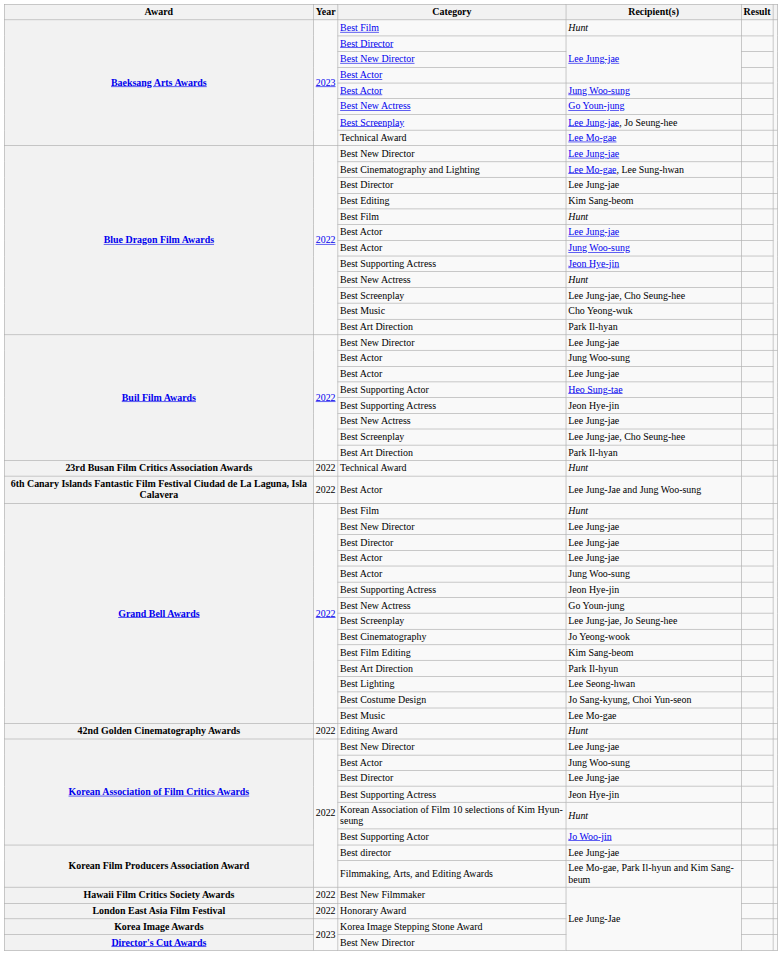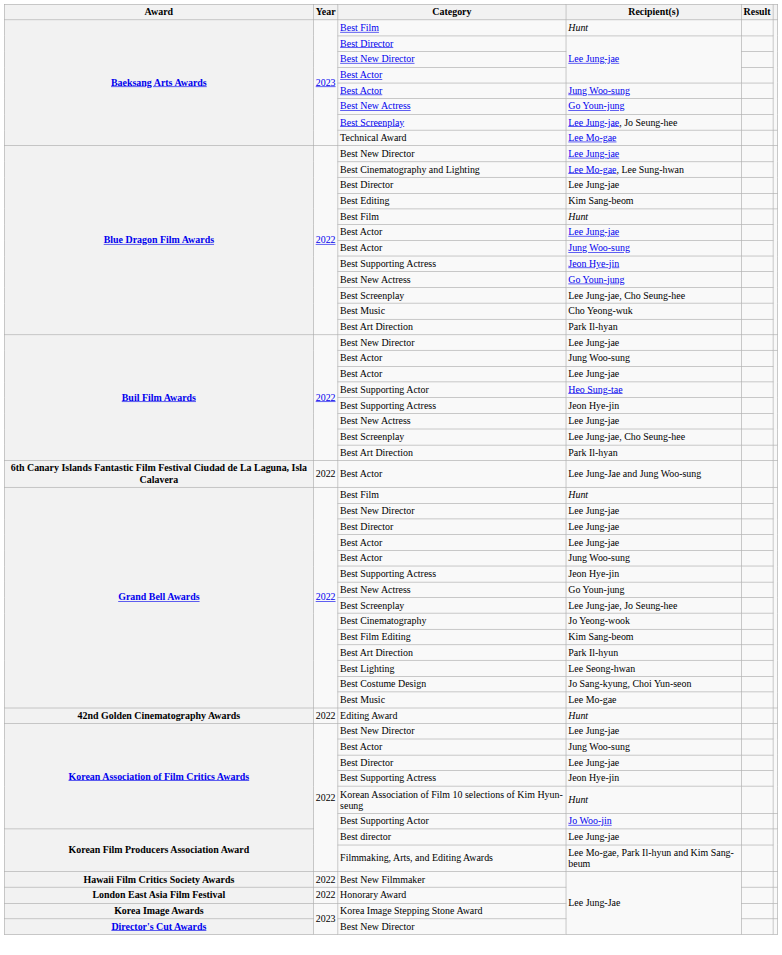(578, 279) Hunt -> (596, 279) Go Youn-jung
- row: (159, 468)
